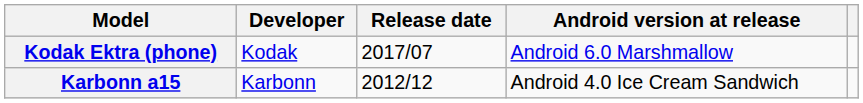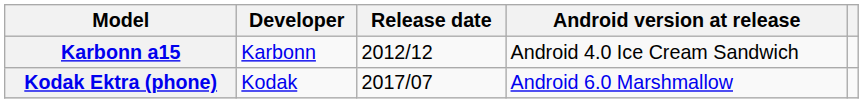rows swapped: (121, 52) <-> (121, 83)
